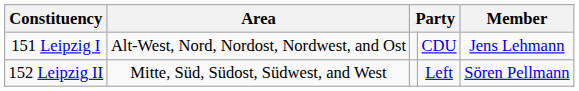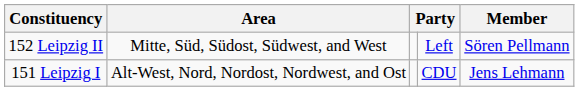rows swapped: (56, 45) <-> (56, 73)
